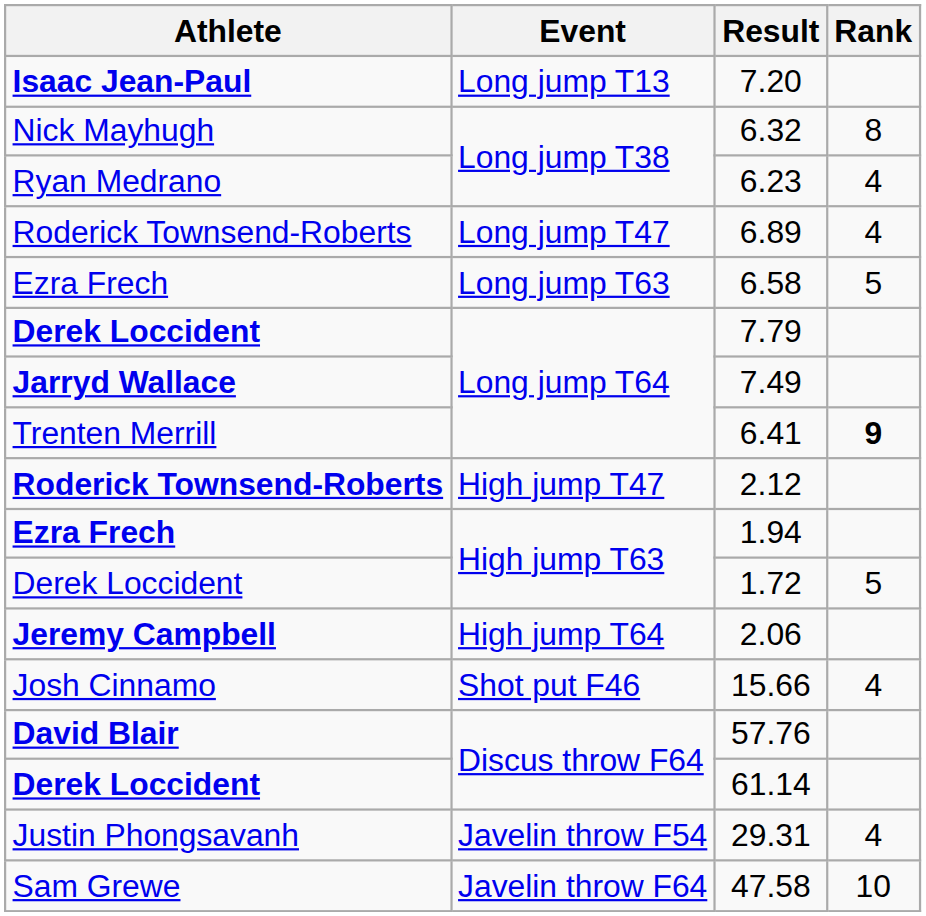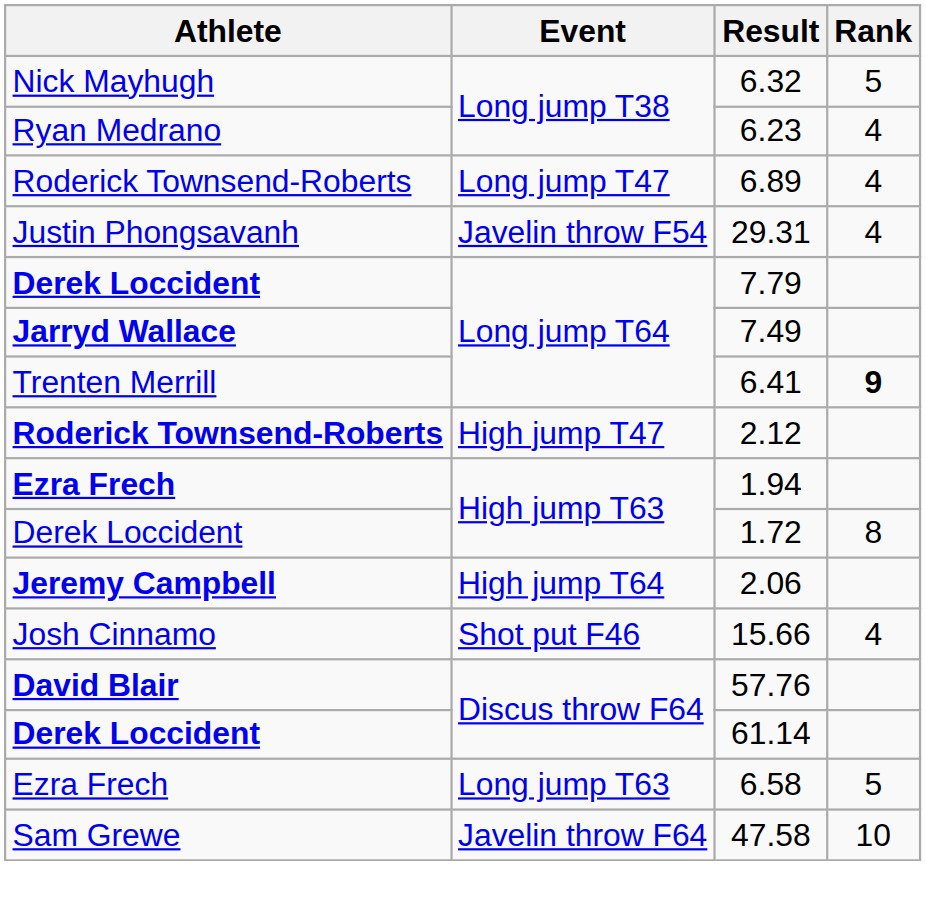- row: (771, 81)
(873, 131) 8 -> (873, 81) 5
rows swapped: (771, 282) <-> (771, 835)
(873, 584) 5 -> (873, 533) 8
